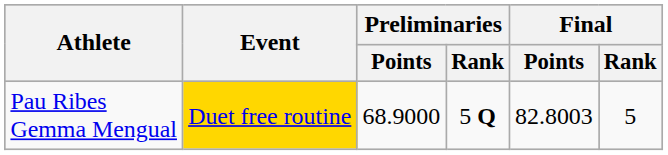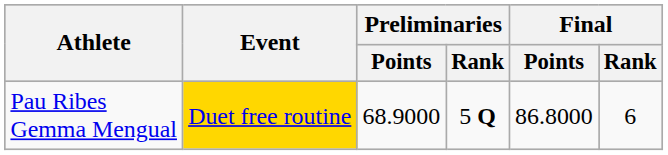(554, 115) 82.8003 -> (554, 115) 86.8000
(630, 115) 5 -> (630, 115) 6
